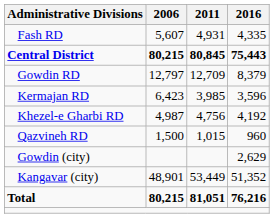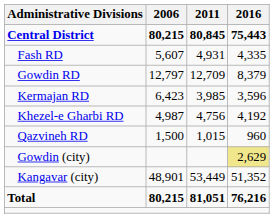rows swapped: (51, 55) <-> (40, 34)
(252, 156) no background -> (252, 156) khaki background
